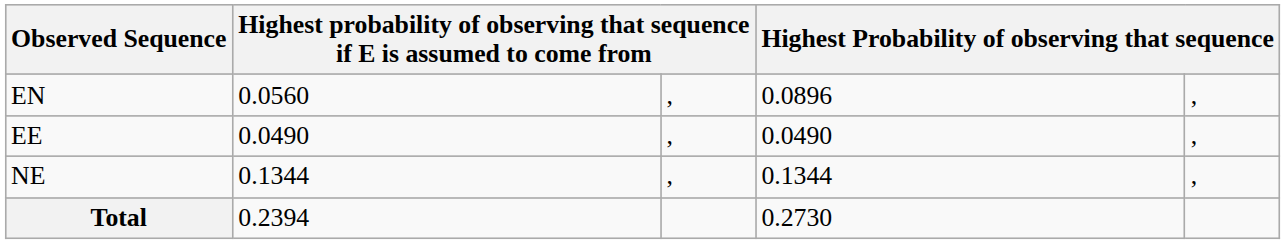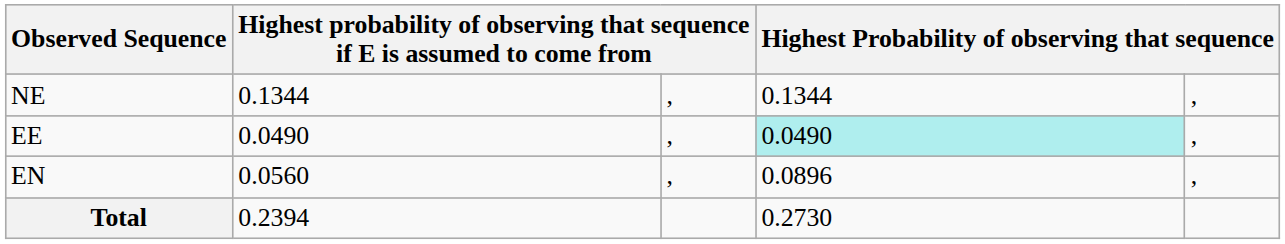rows swapped: (28, 176) <-> (28, 94)
(797, 135) no background -> (797, 135) paleturquoise background
